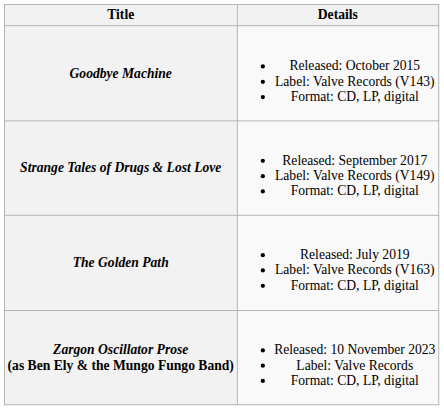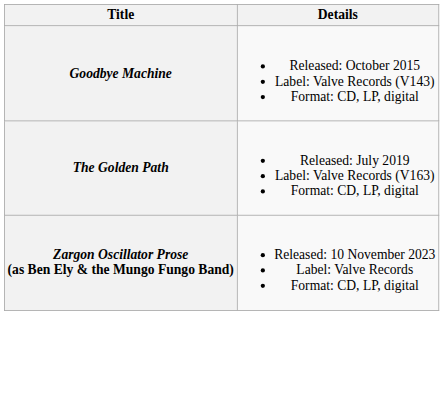- row: (121, 168)
